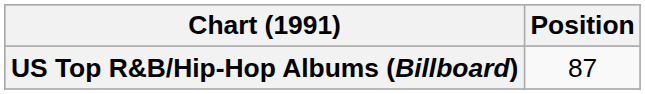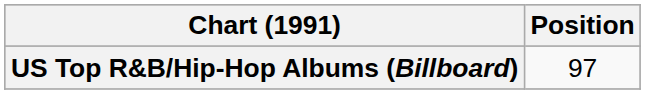(583, 67) 87 -> (583, 67) 97
